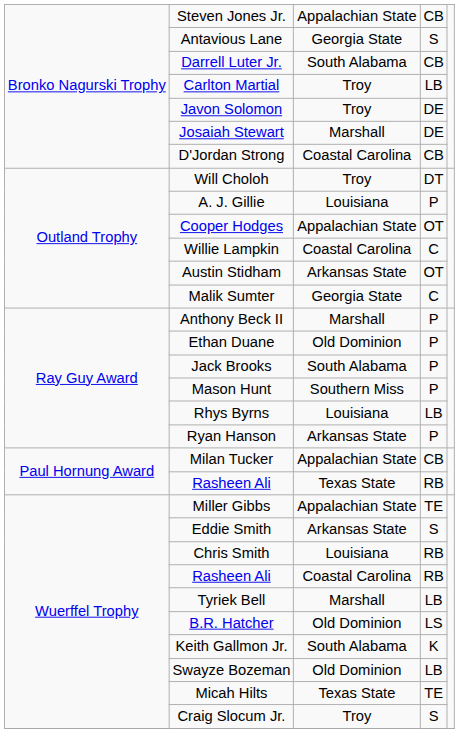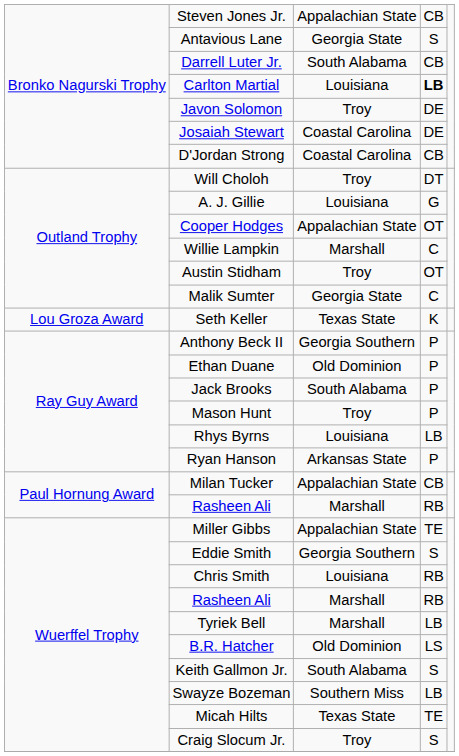(357, 86) Troy -> (357, 86) Louisiana
(434, 86) normal -> (434, 86) bold
(357, 132) Marshall -> (357, 132) Coastal Carolina
(434, 202) P -> (434, 202) G
(357, 249) Coastal Carolina -> (357, 249) Marshall
(357, 272) Arkansas State -> (357, 272) Troy
+ row: (87, 319)
(357, 319) Marshall -> (357, 343) Georgia Southern
(357, 389) Southern Miss -> (357, 413) Troy
(357, 483) Texas State -> (357, 506) Marshall
(357, 529) Arkansas State -> (357, 553) Georgia Southern
(357, 576) Coastal Carolina -> (357, 599) Marshall
(434, 646) K -> (434, 669) S
(357, 669) Old Dominion -> (357, 693) Southern Miss
